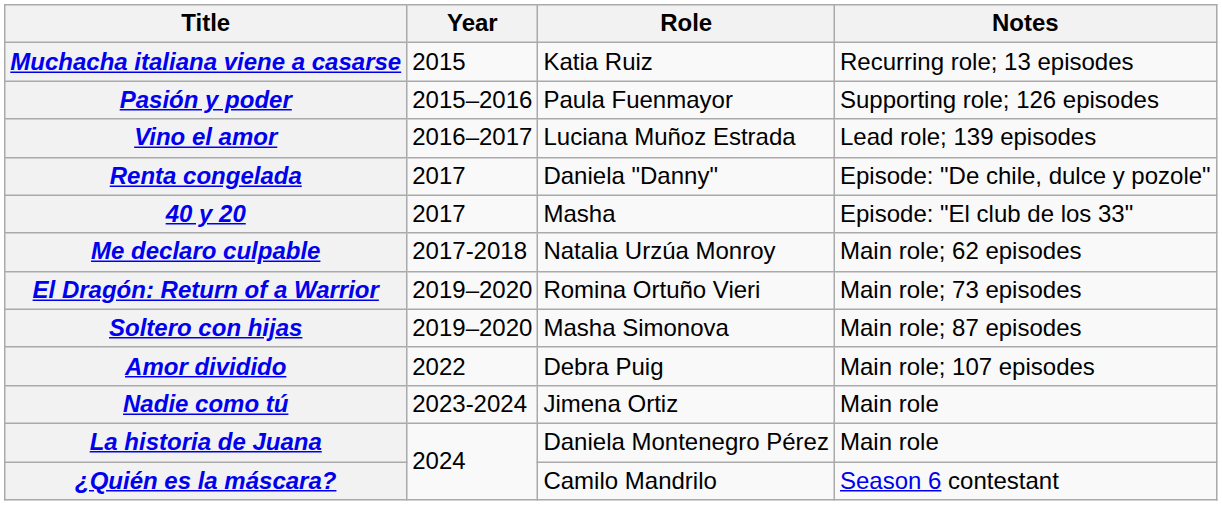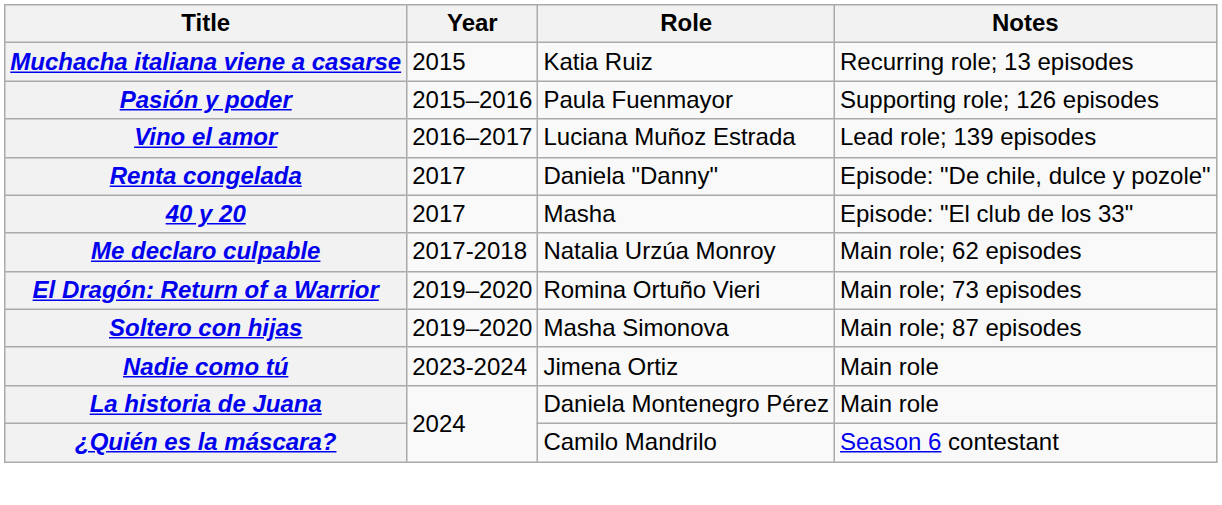- row: (206, 366)
